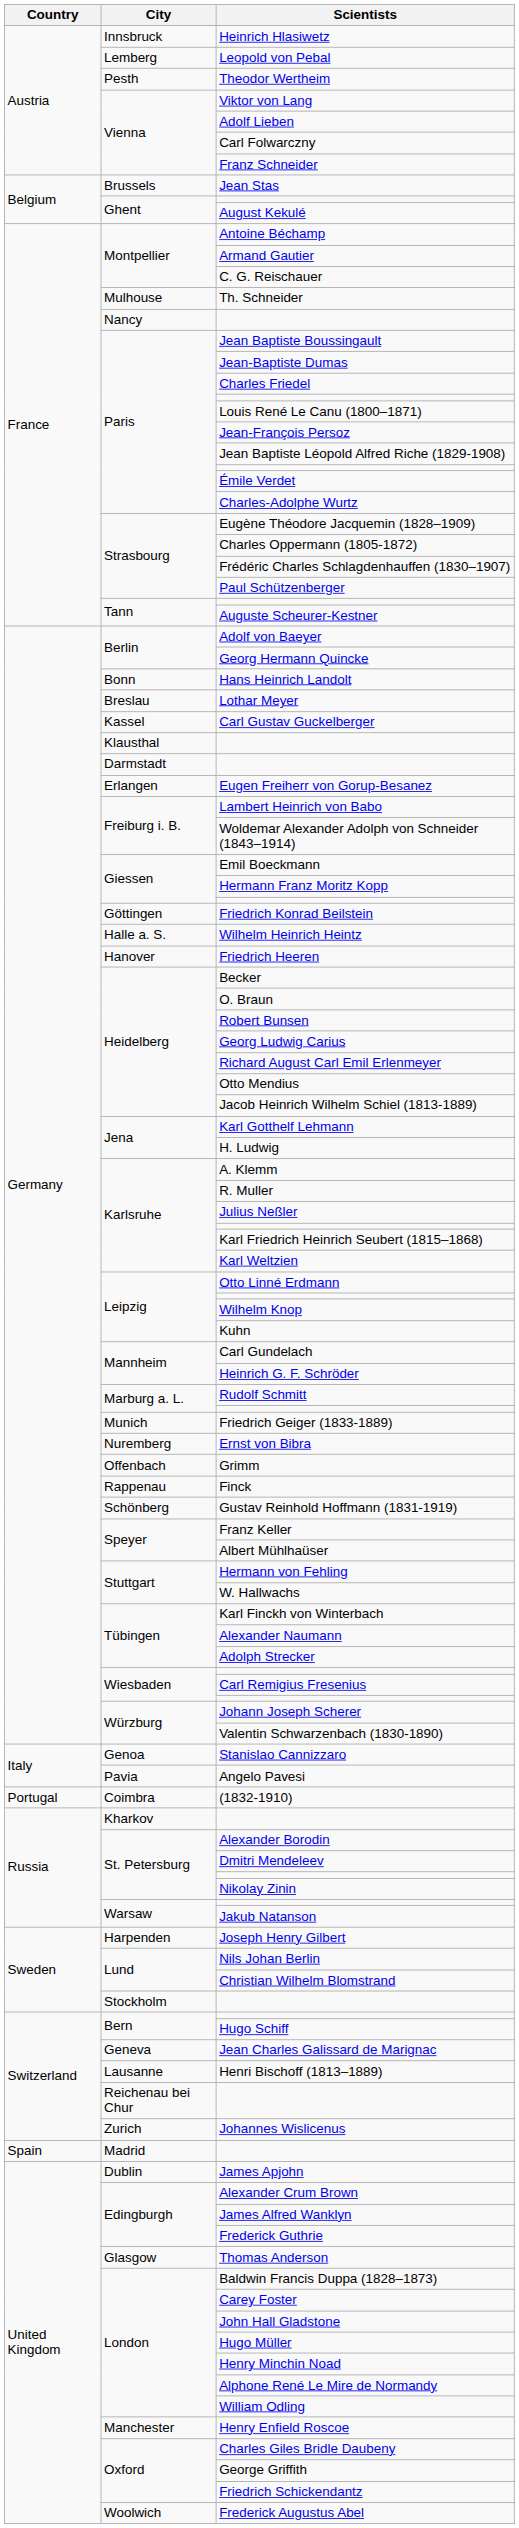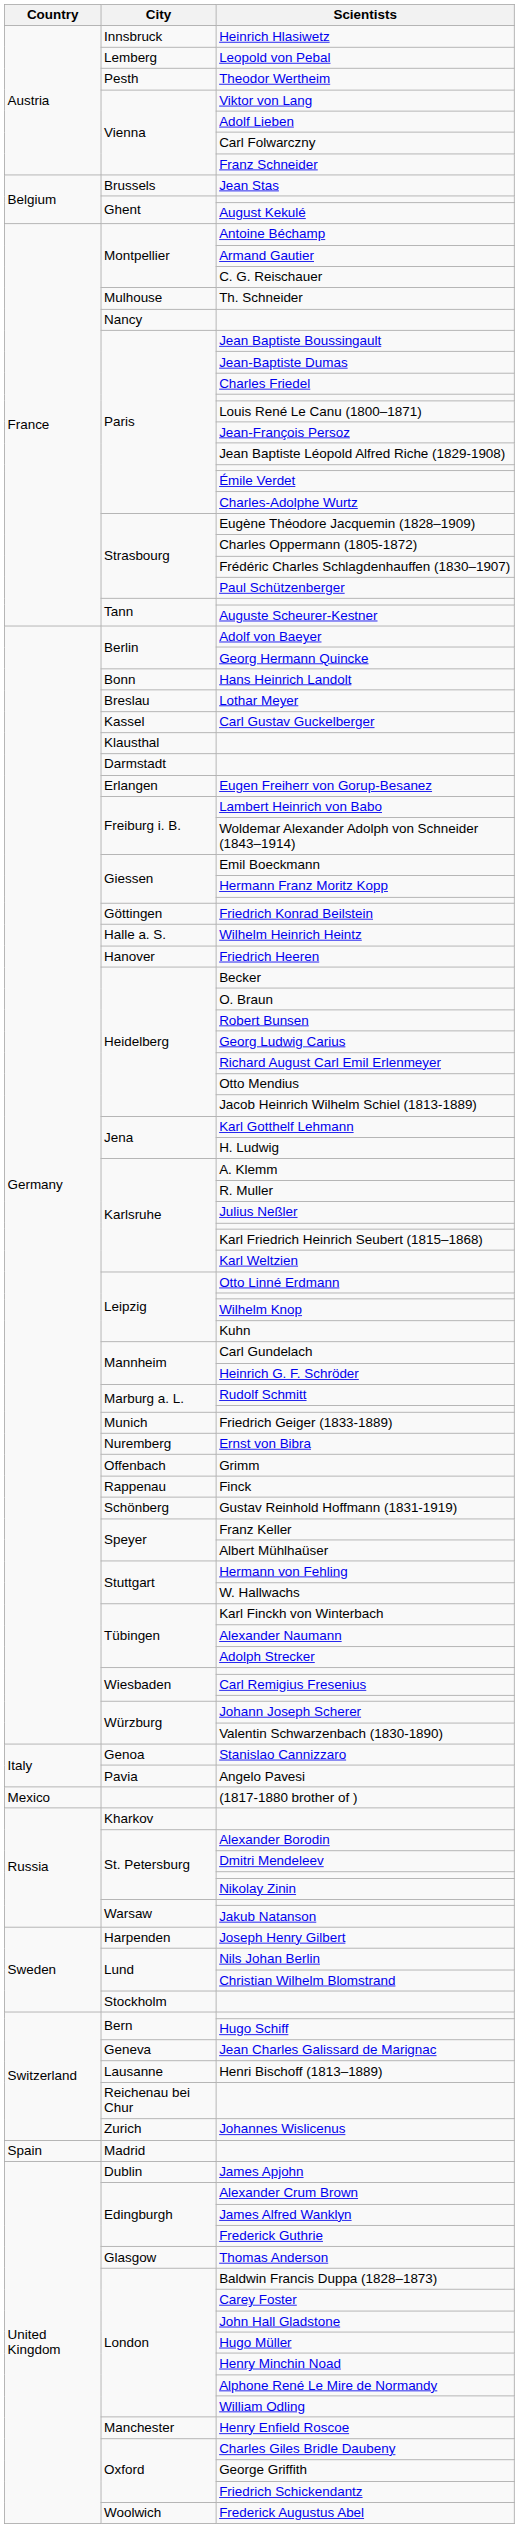+ row: (158, 1797)
- row: (129, 1797)
